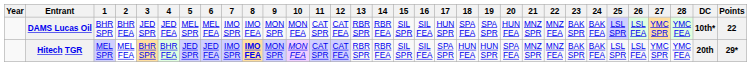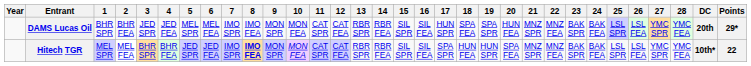(705, 28) 10th* -> (705, 28) 20th
(732, 28) 22 -> (732, 28) 29*
(705, 50) 20th -> (705, 50) 10th*
(732, 50) 29* -> (732, 50) 22
